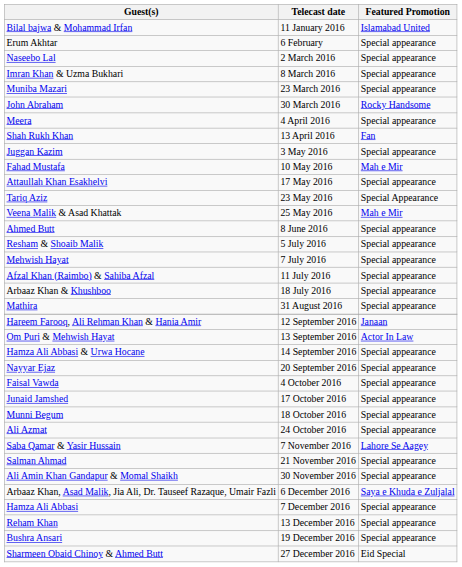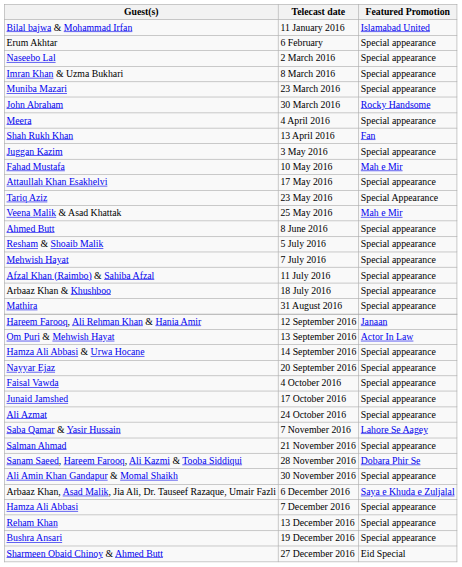- row: (35, 414)
+ row: (124, 461)
